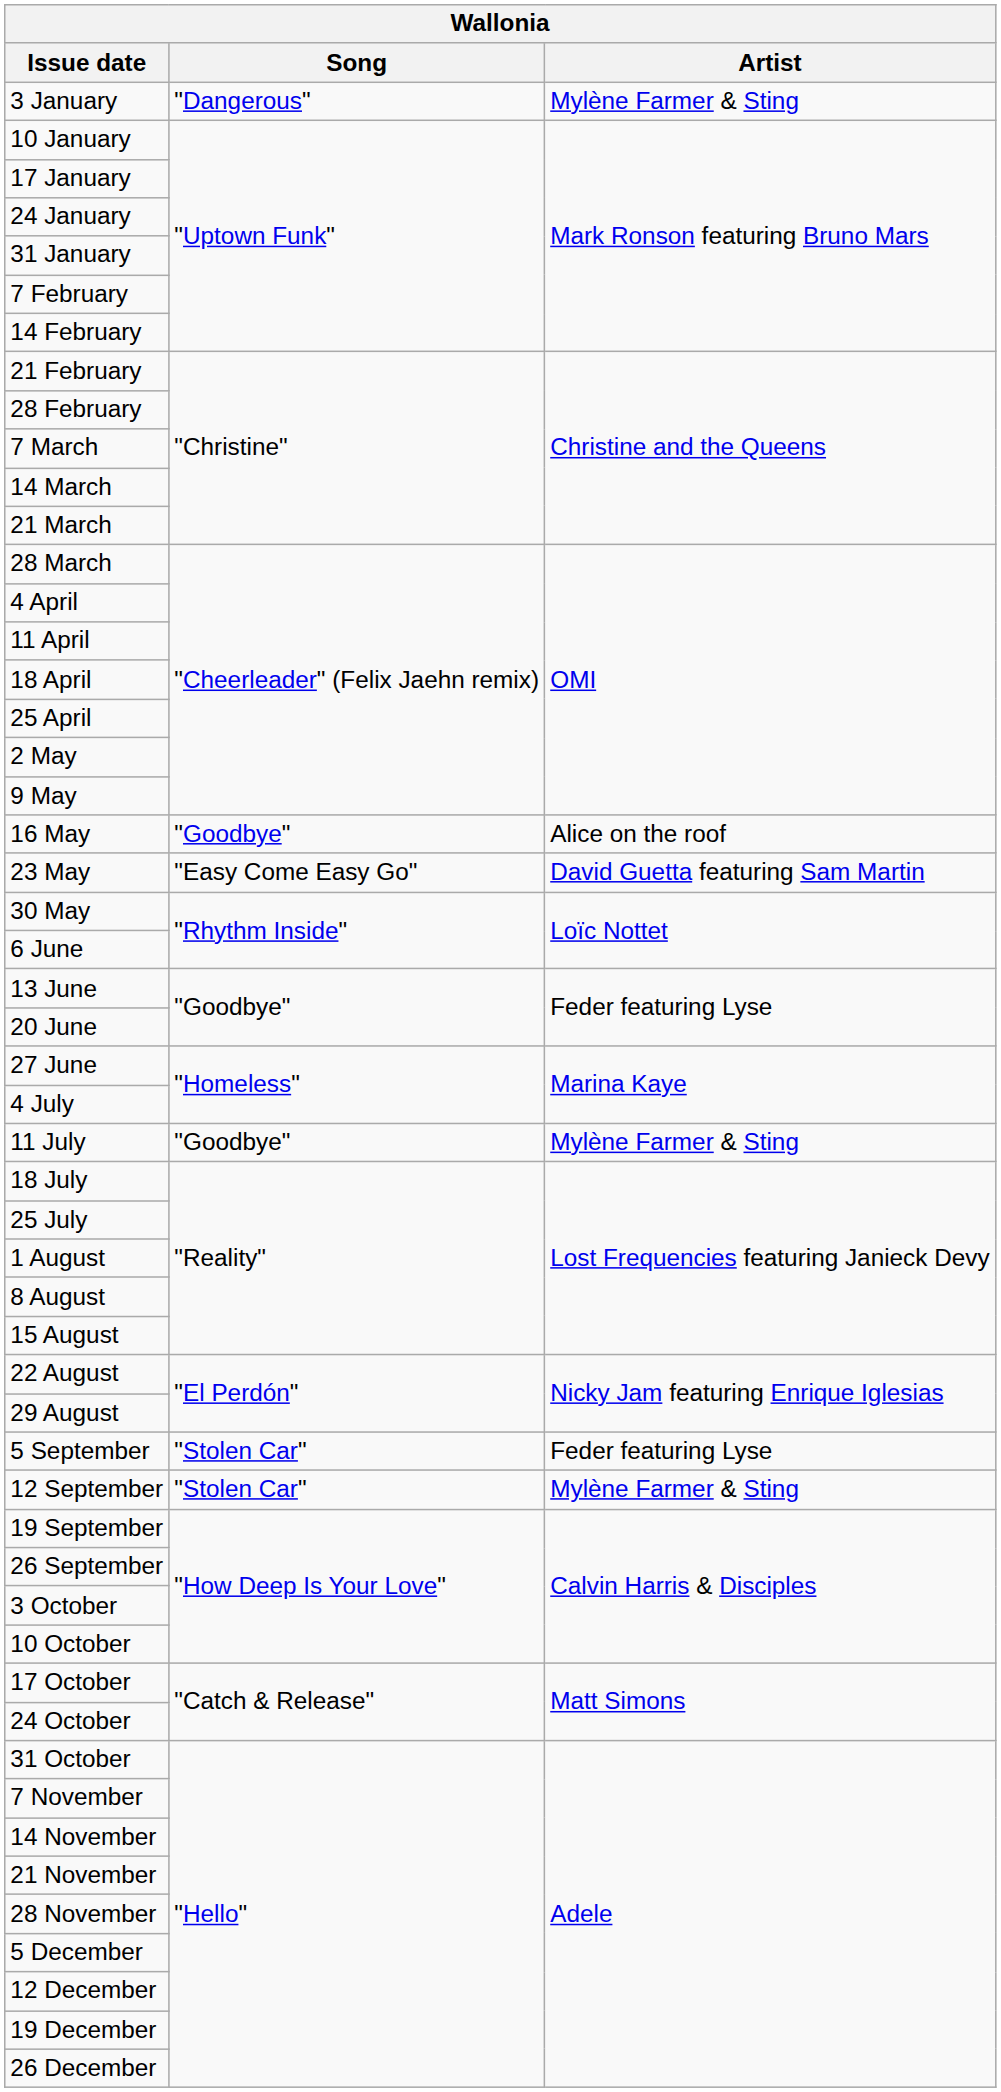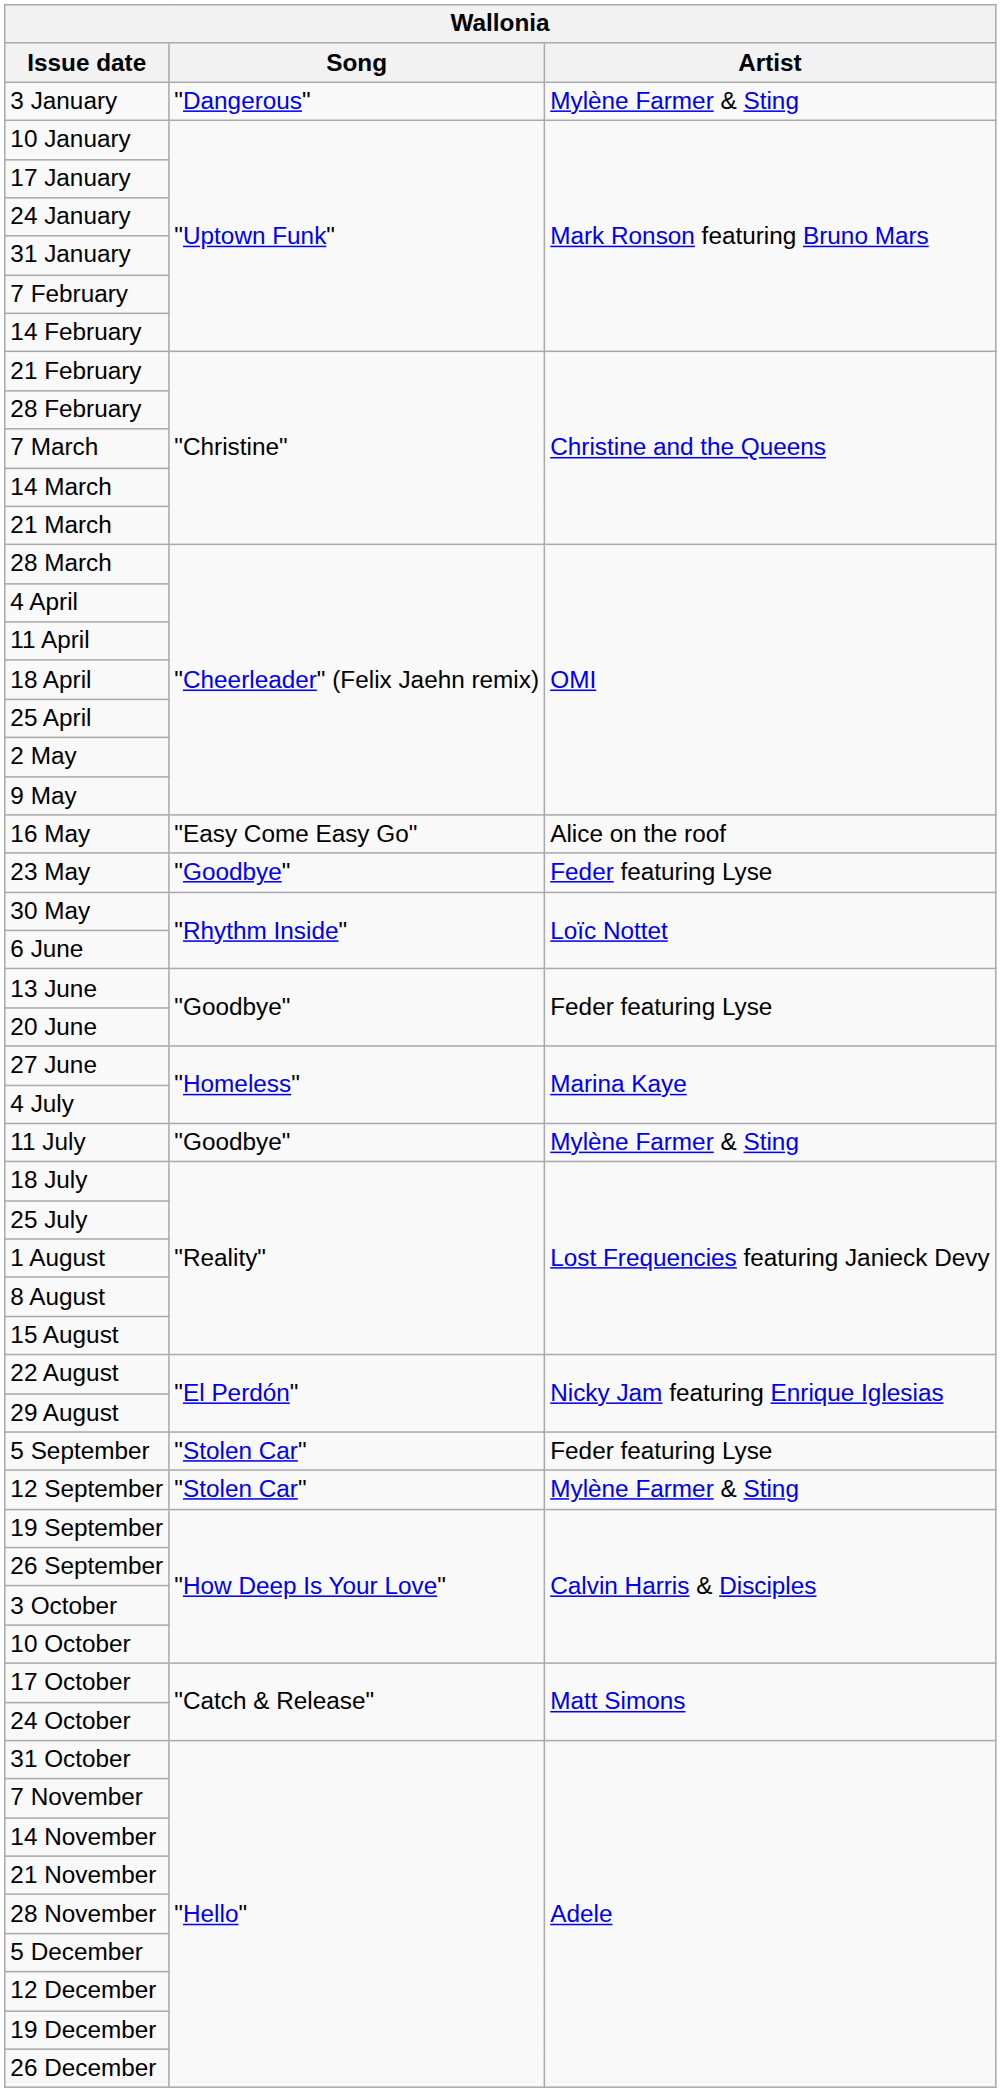(232, 833) "Goodbye" -> (296, 833) "Easy Come Easy Go"
(296, 872) "Easy Come Easy Go" -> (232, 872) "Goodbye"
(737, 872) David Guetta featuring Sam Martin -> (661, 872) Feder featuring Lyse
